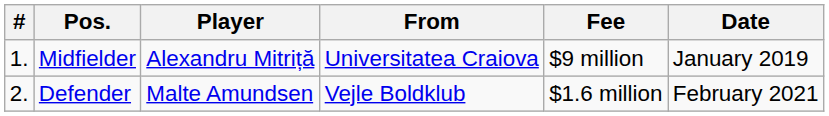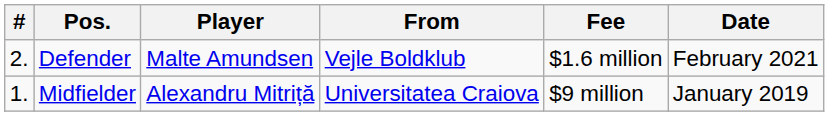rows swapped: (87, 57) <-> (85, 93)
